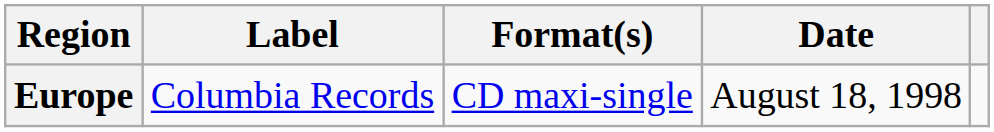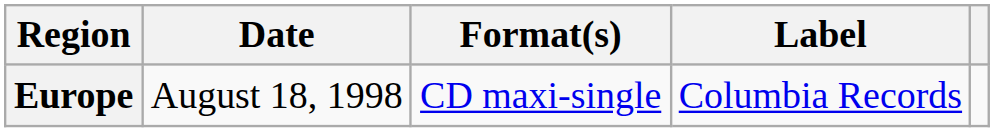columns swapped: (836, 34) <-> (292, 34)
